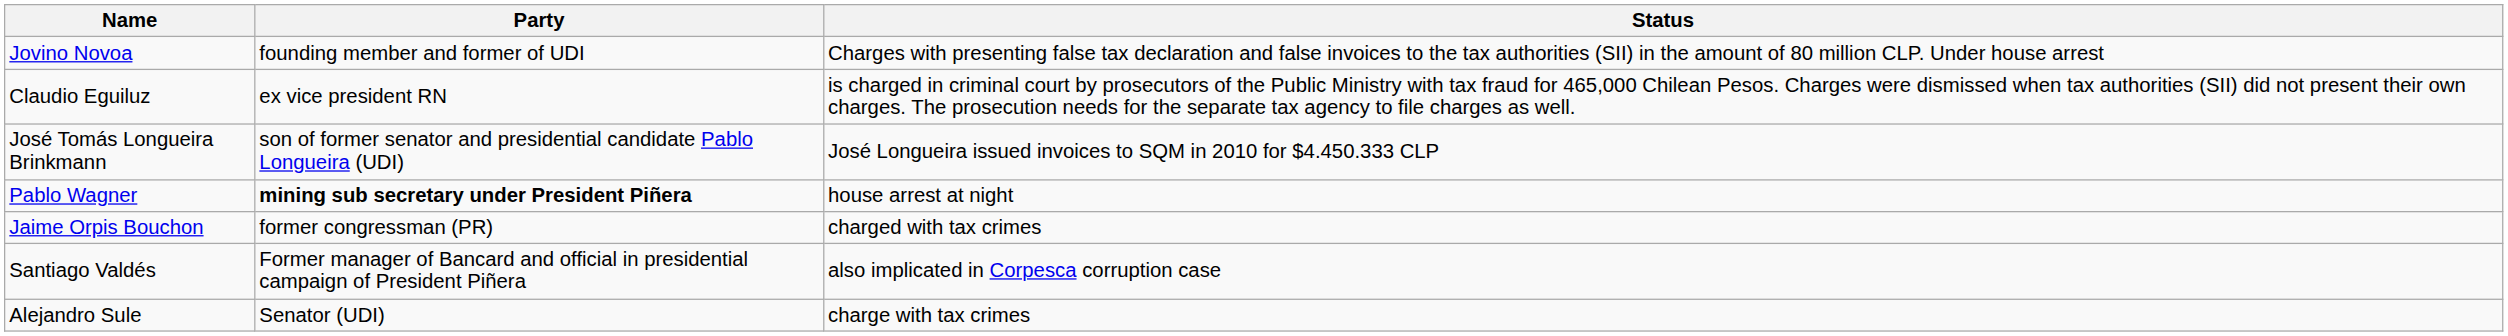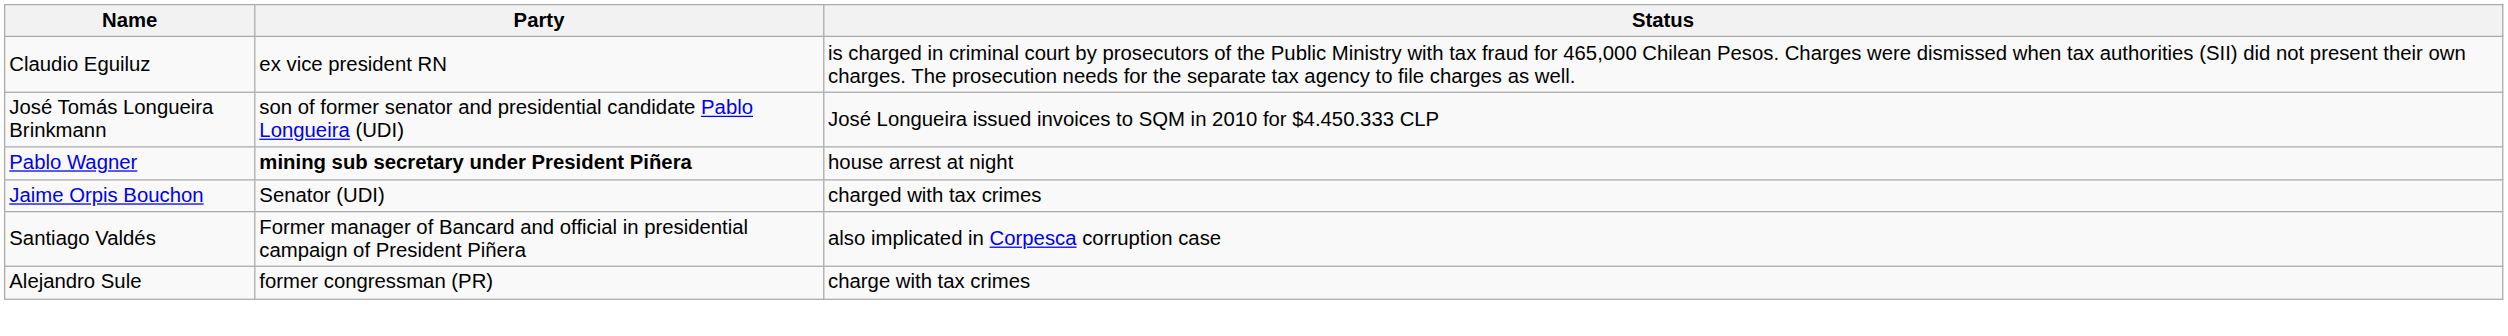- row: (71, 52)
(376, 227) former congressman (PR) -> (322, 195) Senator (UDI)
(322, 314) Senator (UDI) -> (376, 282) former congressman (PR)
